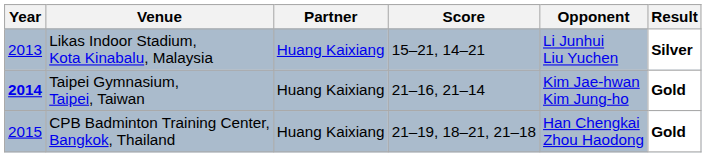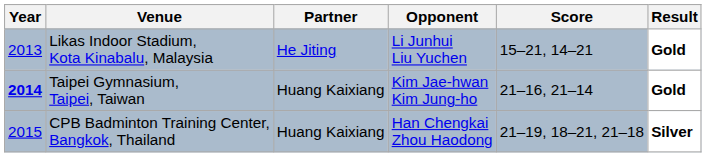columns swapped: (594, 17) <-> (464, 17)
(331, 50) Huang Kaixiang -> (306, 50) He Jiting
(672, 50) Silver -> (669, 50) Gold
(669, 132) Gold -> (672, 132) Silver
